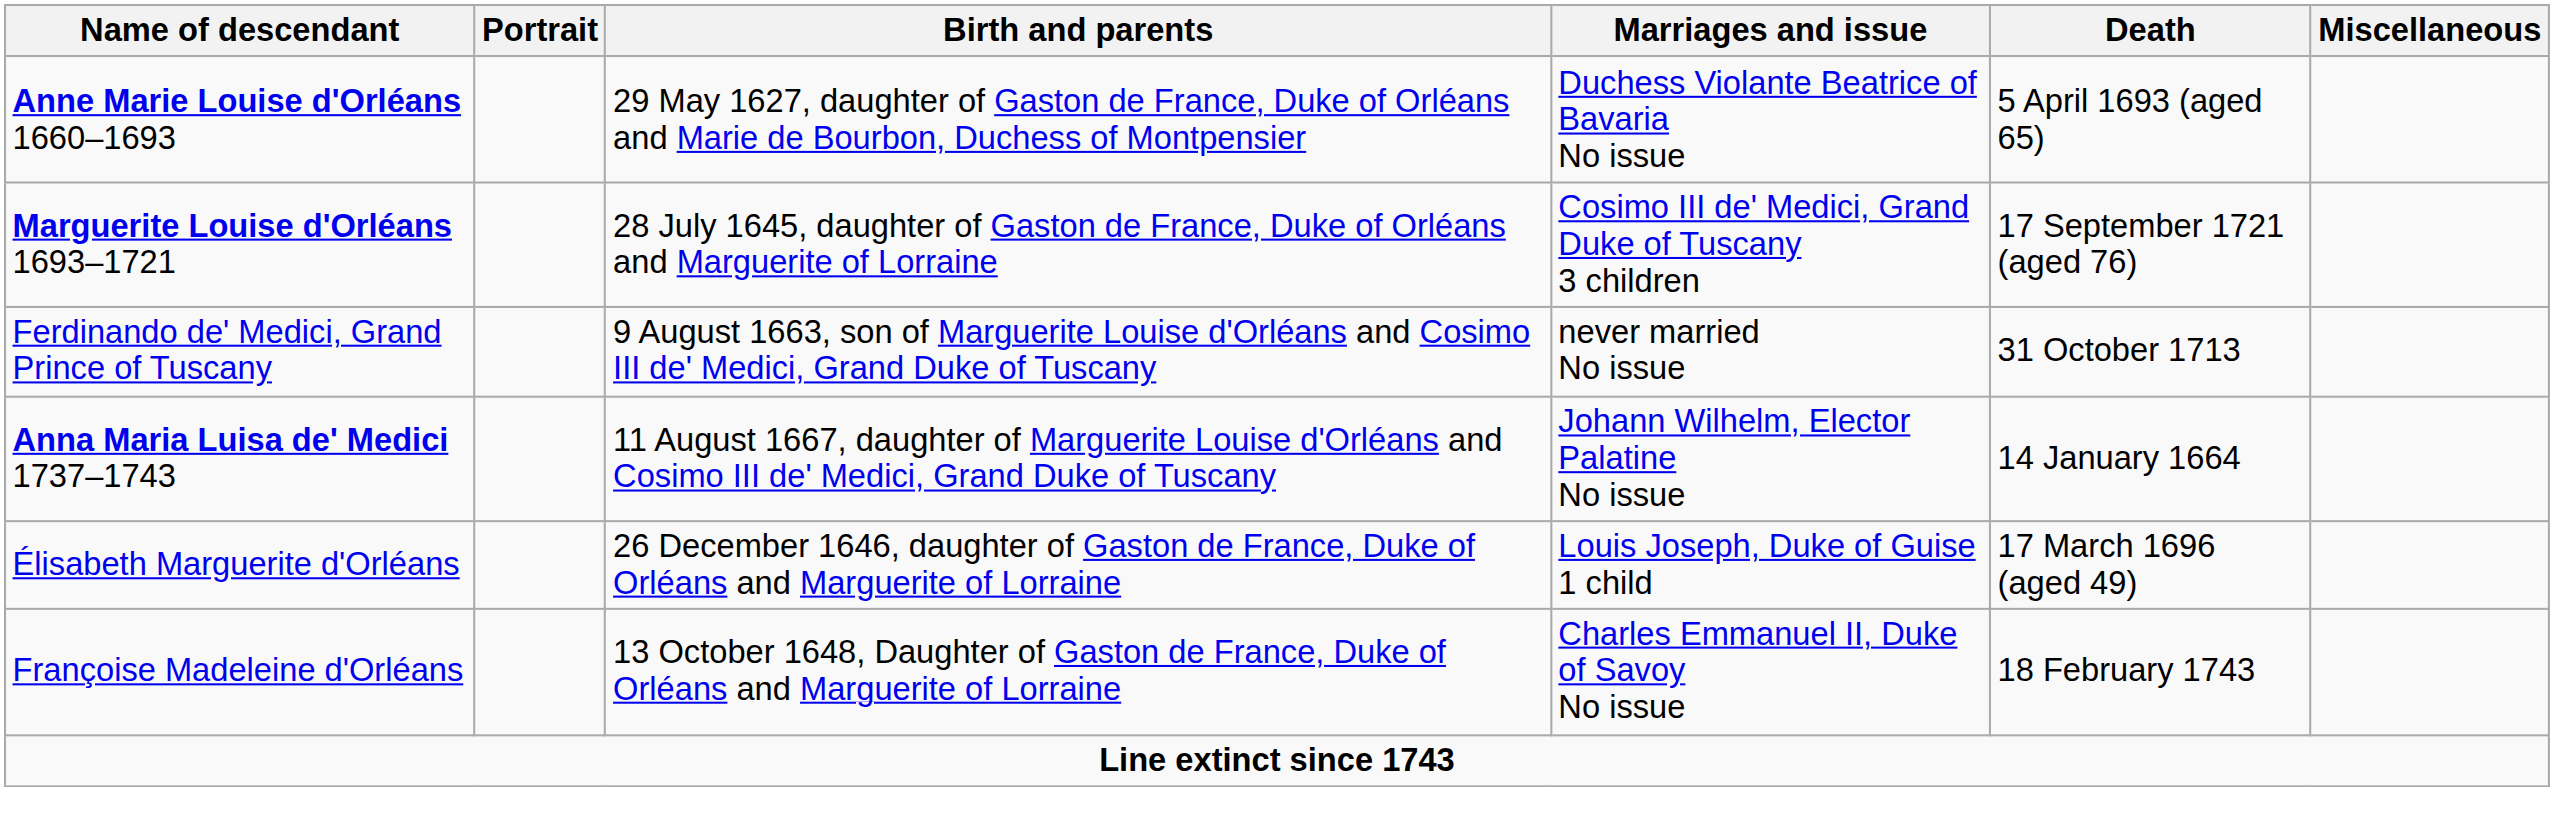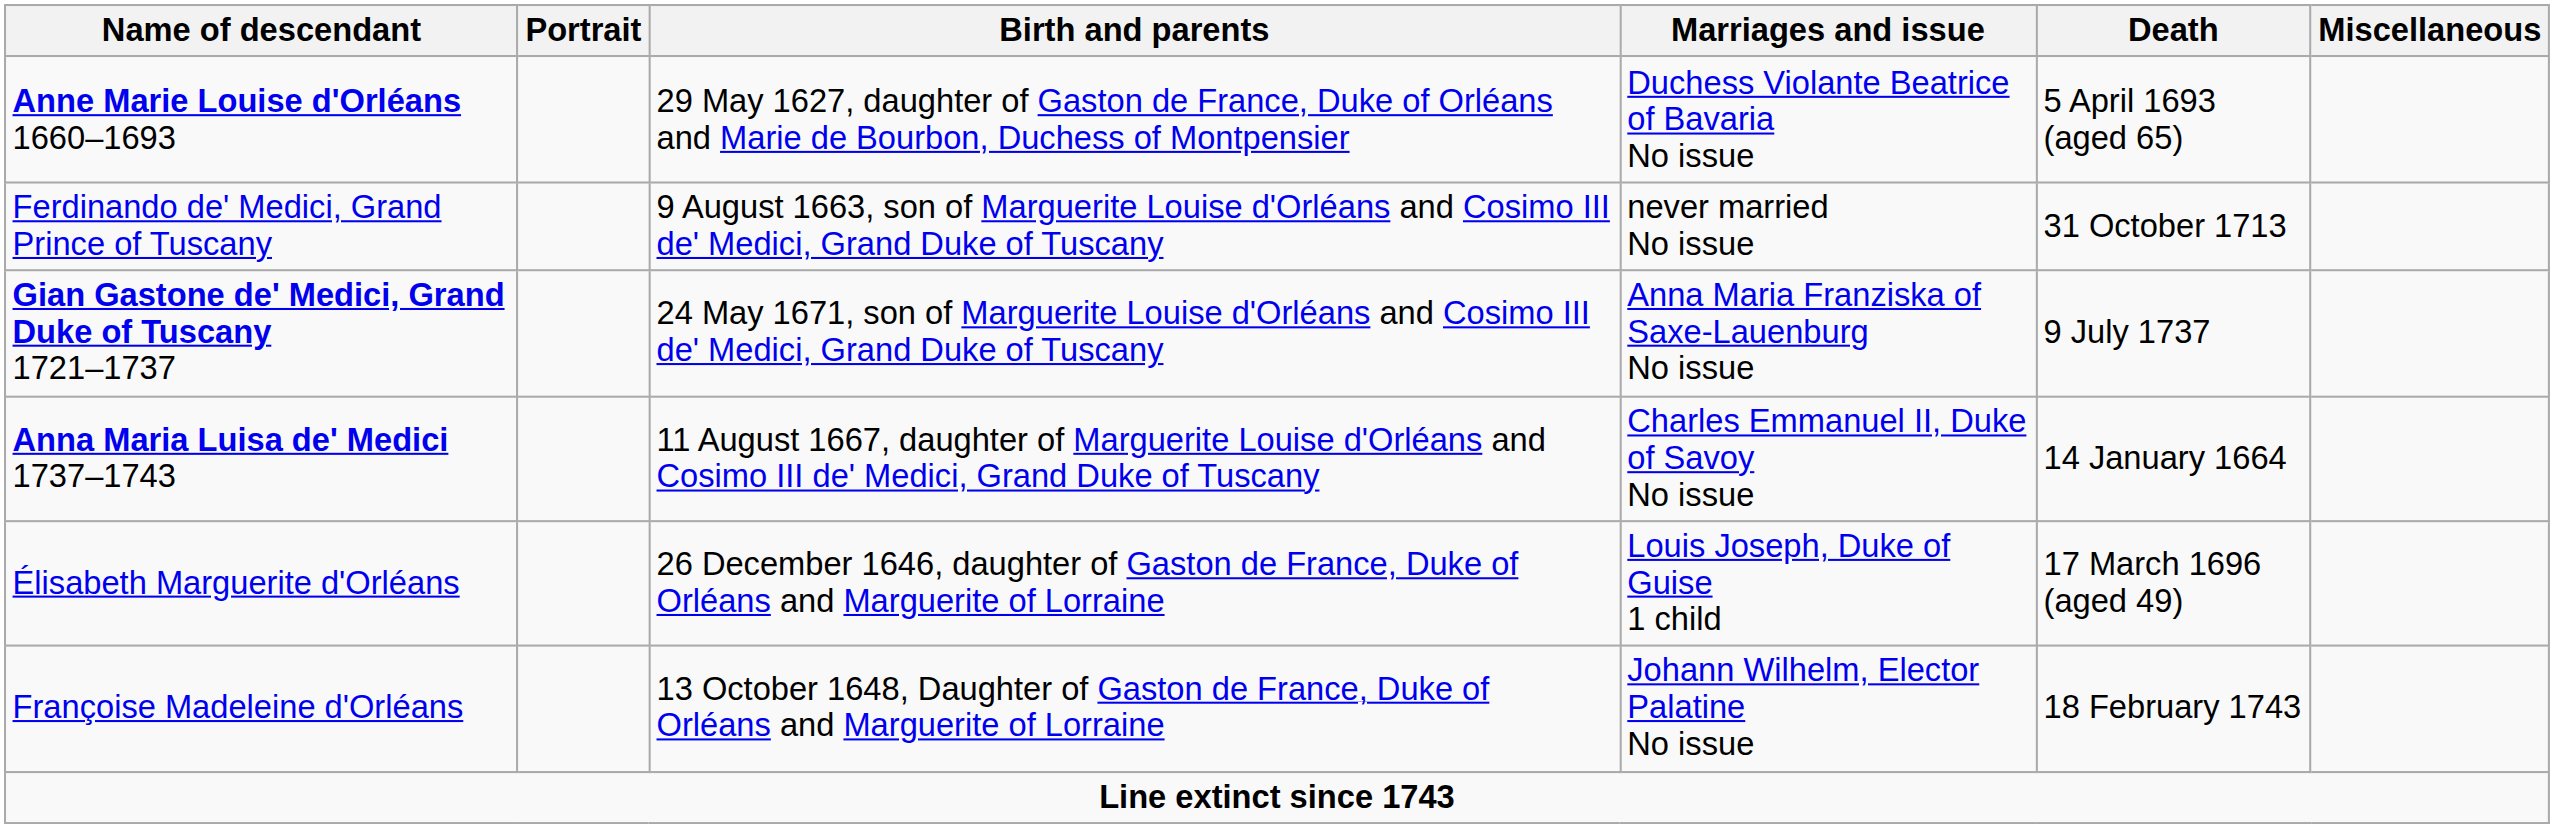- row: (232, 244)
+ row: (259, 332)
(1734, 457) Johann Wilhelm, Elector Palatine No issue -> (1827, 457) Charles Emmanuel II, Duke of Savoy No issue
(1758, 671) Charles Emmanuel II, Duke of Savoy No issue -> (1803, 708) Johann Wilhelm, Elector Palatine No issue
